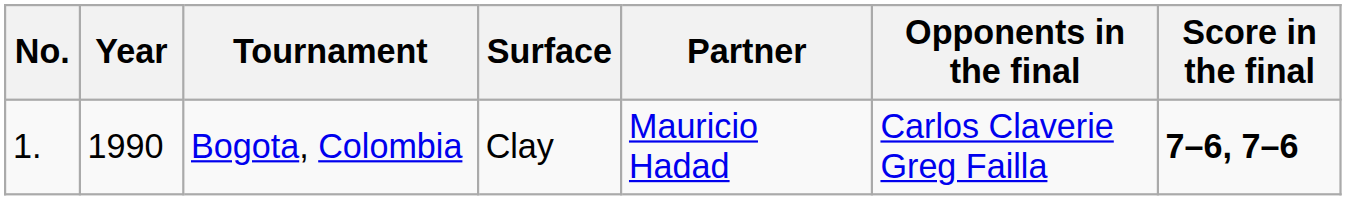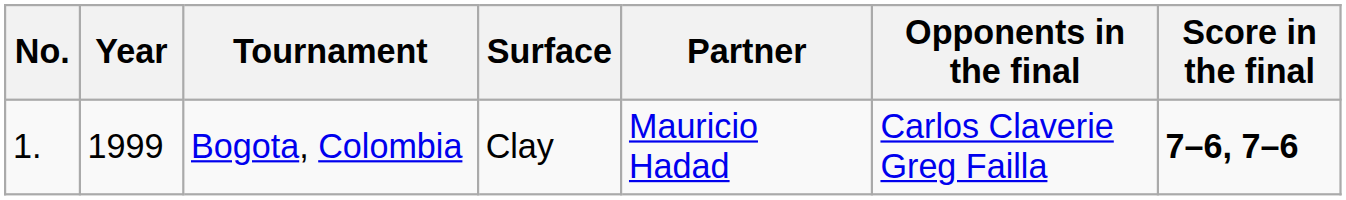(126, 146) 1990 -> (126, 146) 1999
